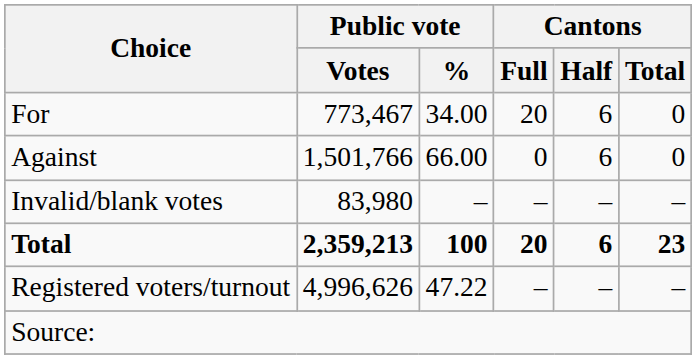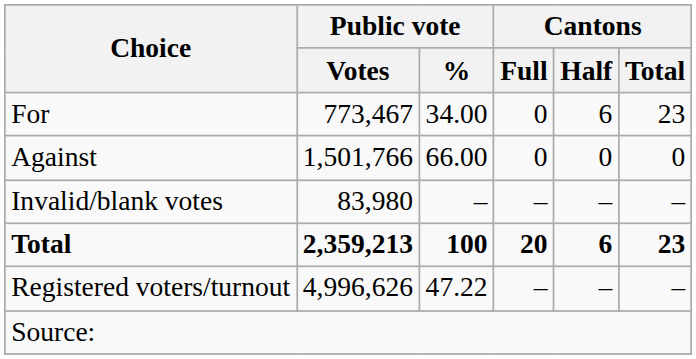(534, 113) 20 -> (541, 113) 0
(678, 113) 0 -> (671, 113) 23
(605, 157) 6 -> (605, 157) 0
